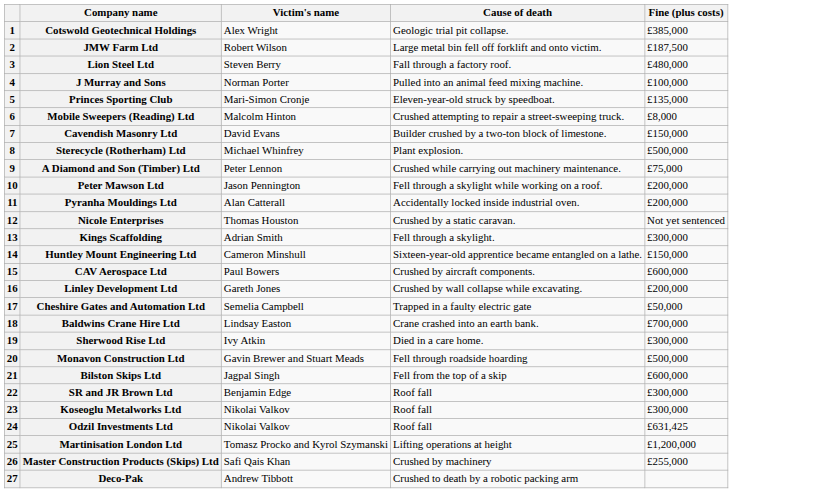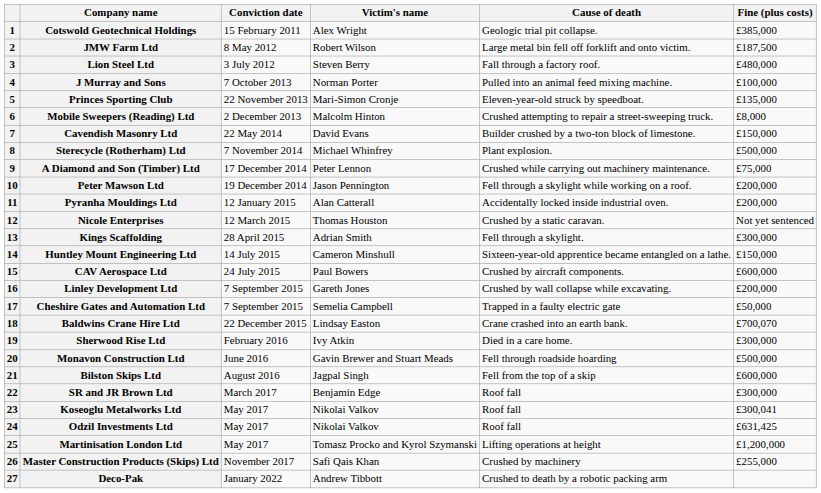+ column: (266, 13)
(667, 323) £700,000 -> (756, 323) £700,070
(667, 409) £300,000 -> (756, 409) £300,041
